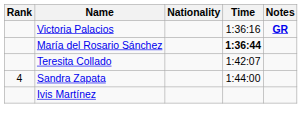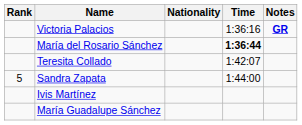(19, 78) 4 -> (19, 78) 5
+ row: (99, 111)
